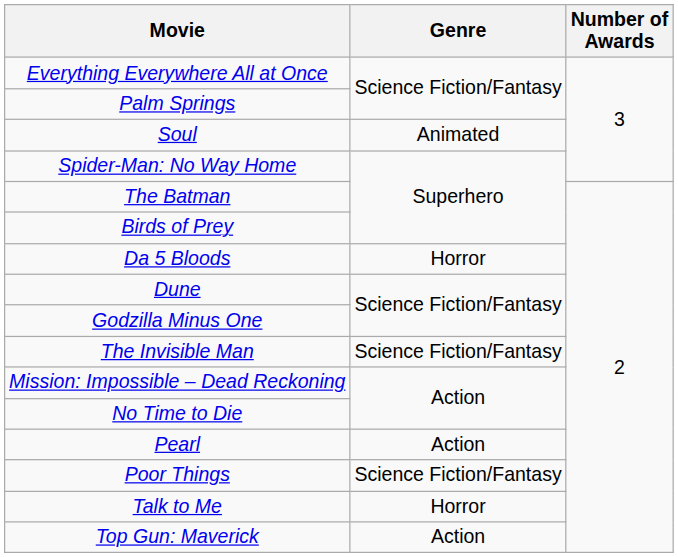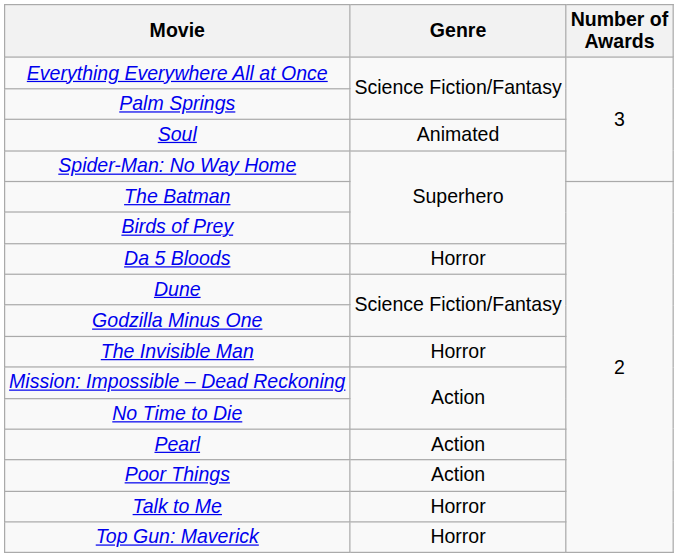(458, 351) Science Fiction/Fantasy -> (458, 351) Horror
(458, 475) Science Fiction/Fantasy -> (458, 475) Action
(458, 537) Action -> (458, 537) Horror
